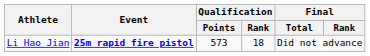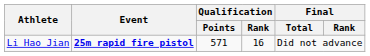(219, 43) 573 -> (219, 43) 571
(258, 43) 18 -> (258, 43) 16
